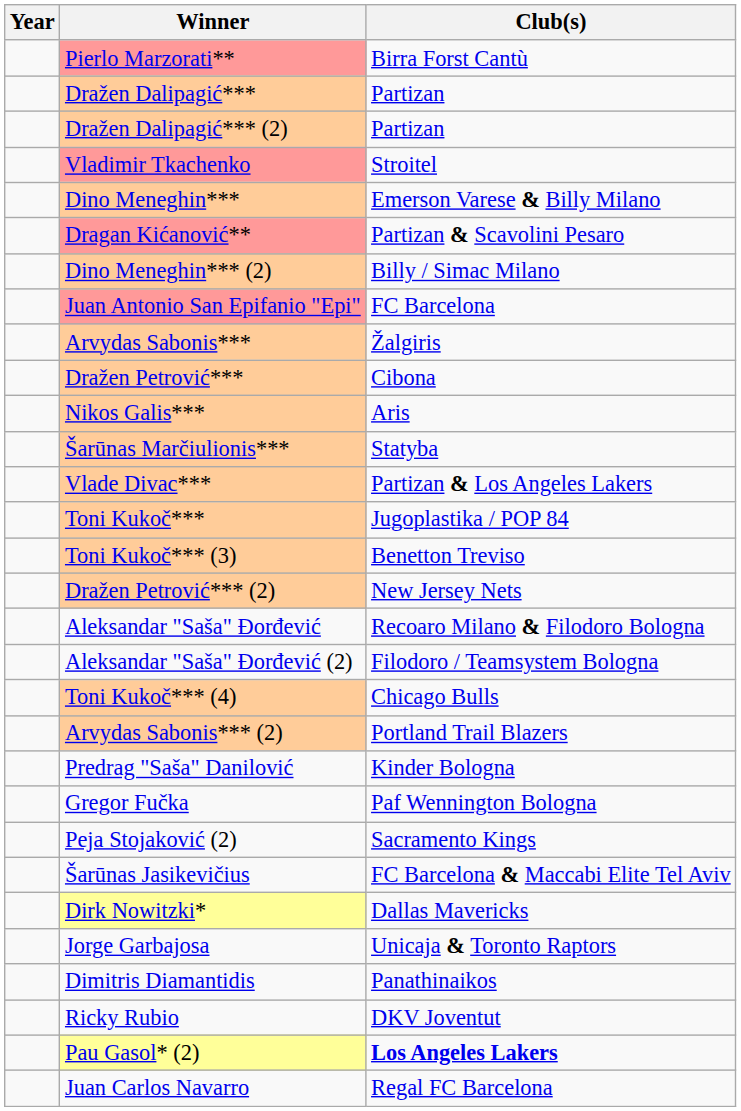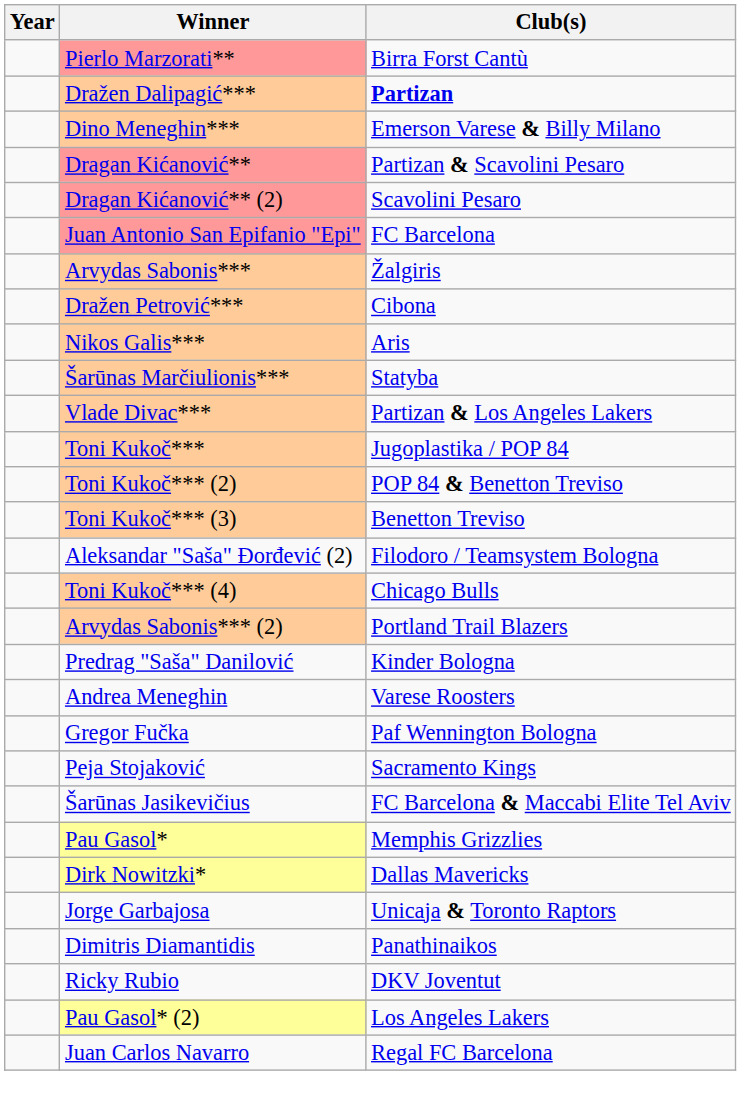(408, 93) normal -> (412, 93) bold
- row: (176, 128)
- row: (158, 164)
+ row: (174, 199)
- row: (168, 270)
+ row: (151, 484)
- row: (170, 590)
- row: (193, 626)
+ row: (146, 697)
+ row: (135, 768)
- row: (151, 839)
+ row: (116, 839)
(464, 1052) bold -> (460, 1016) normal
